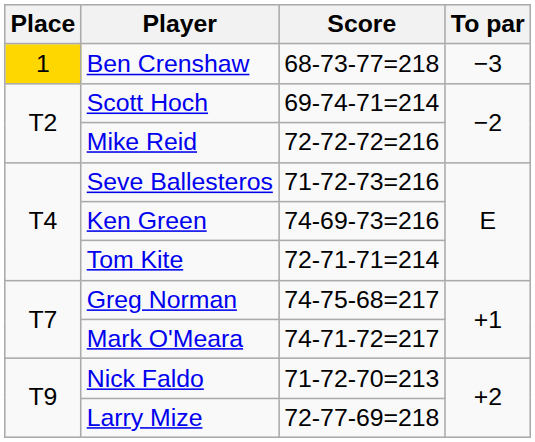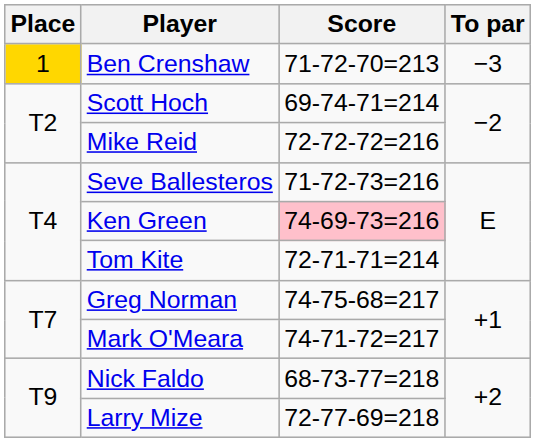(362, 63) 68-73-77=218 -> (362, 63) 71-72-70=213
(362, 220) no background -> (362, 220) pink background
(362, 378) 71-72-70=213 -> (362, 378) 68-73-77=218
